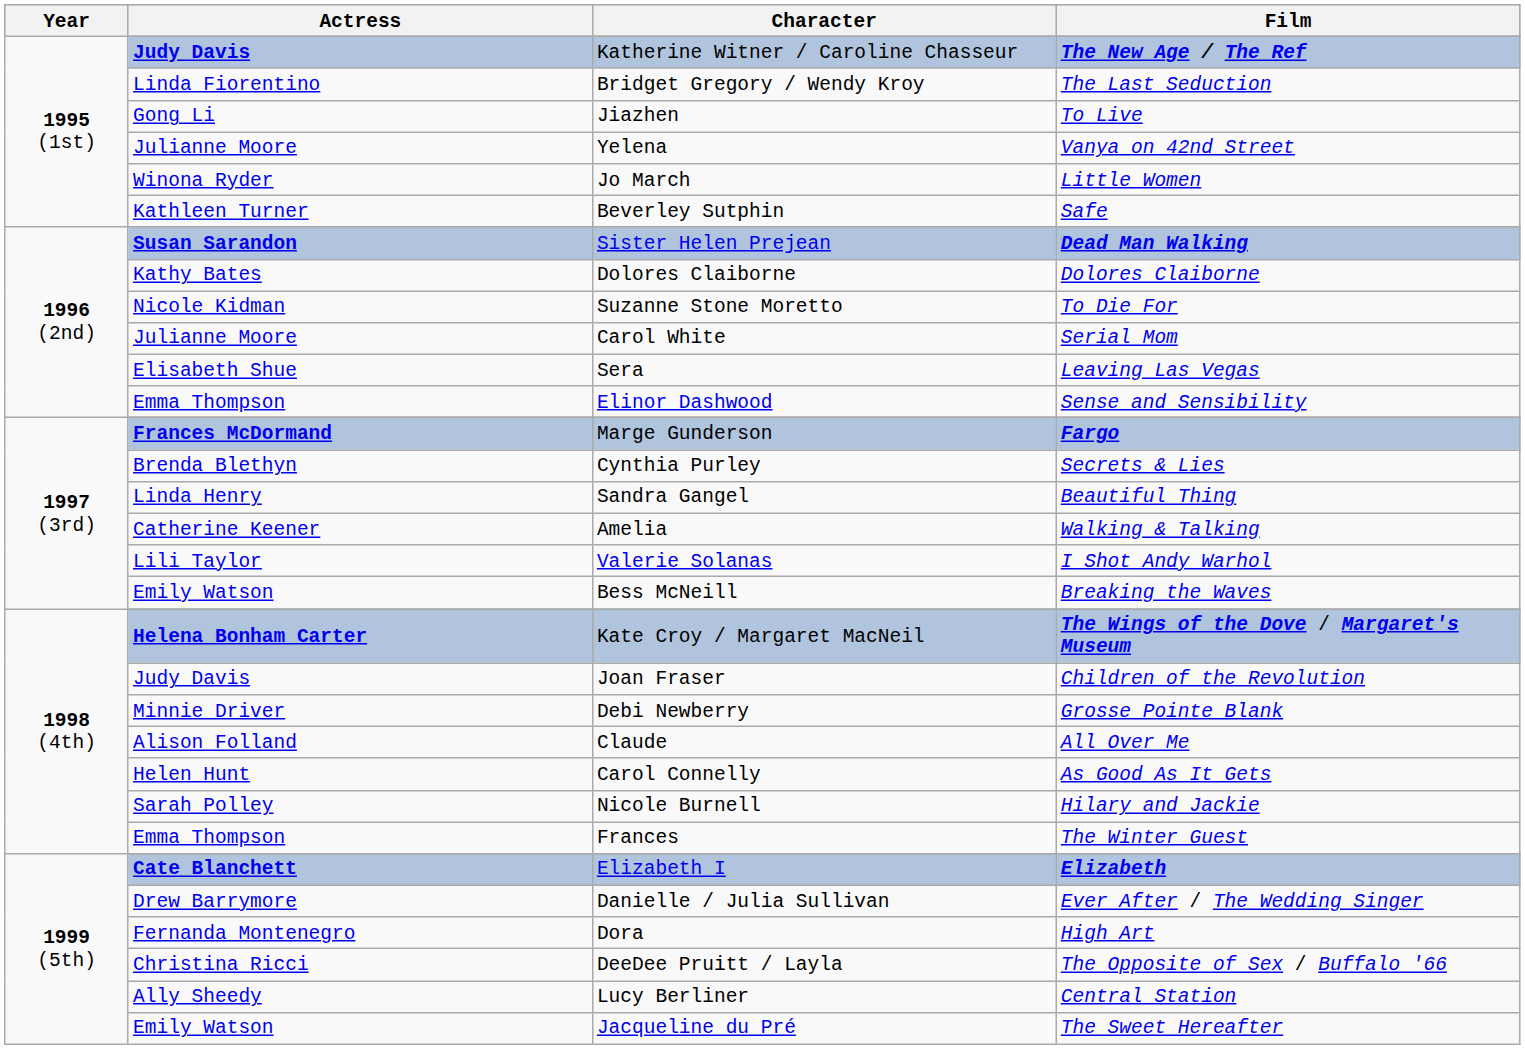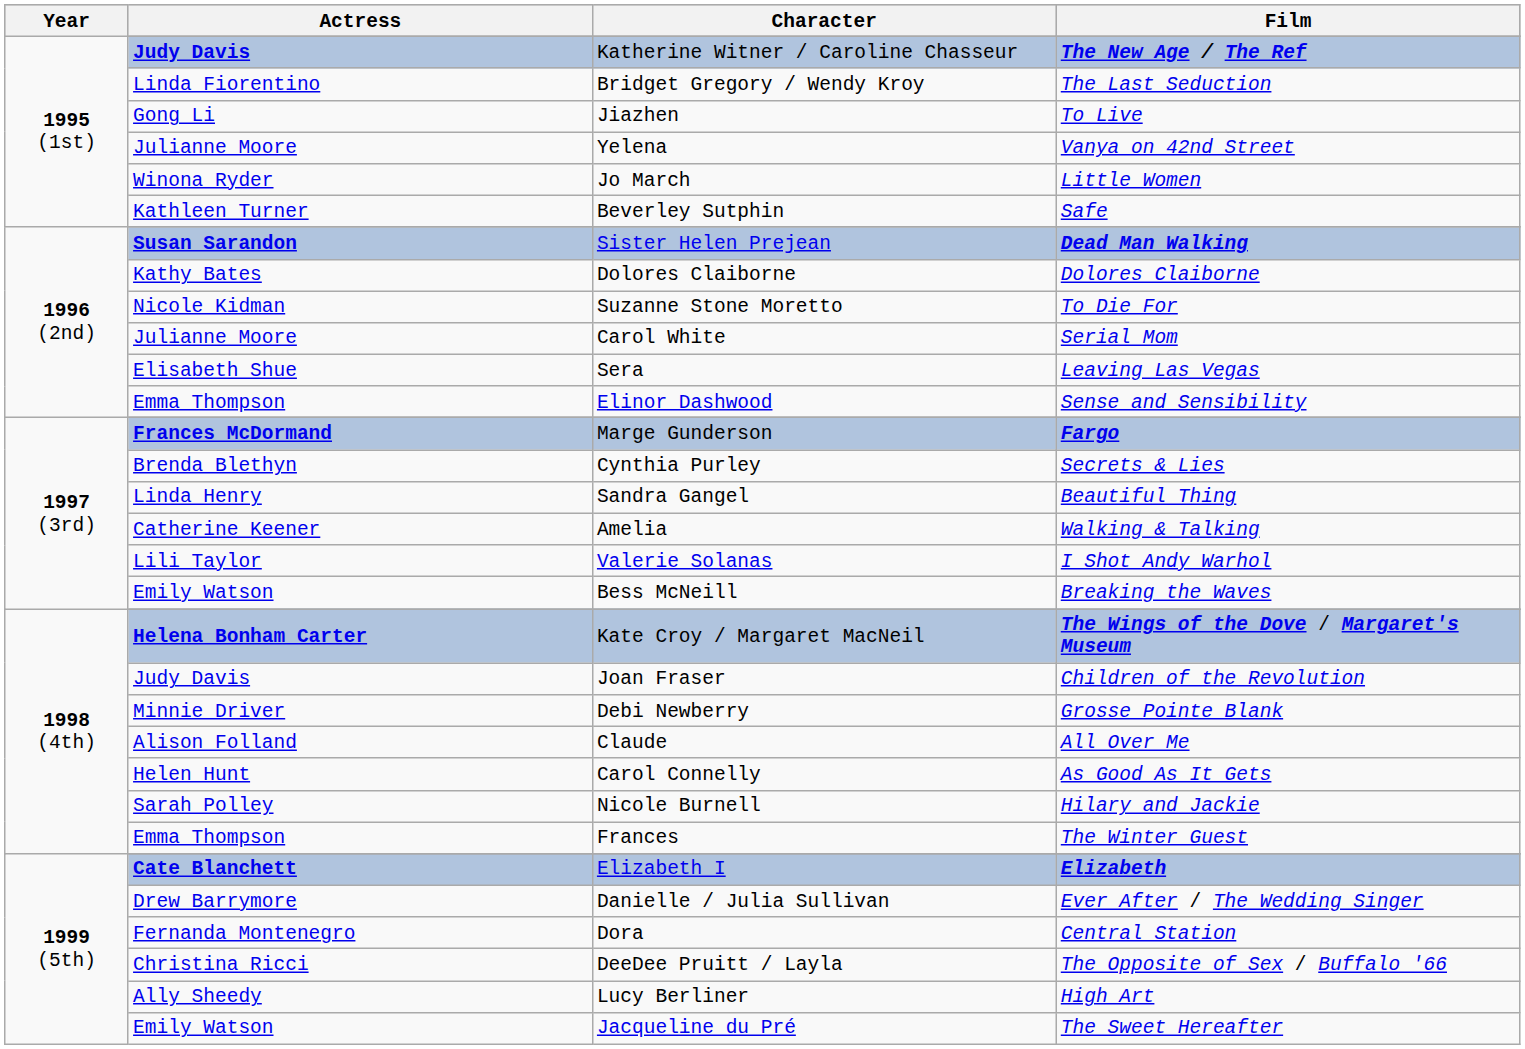(1108, 933) High Art -> (1149, 933) Central Station
(1149, 997) Central Station -> (1108, 997) High Art
